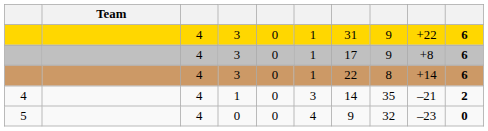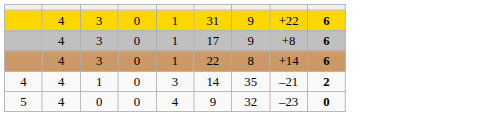- column: (111, 14)
